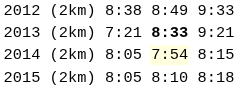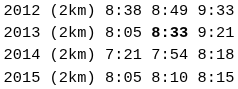(123, 33) 7:21 -> (123, 33) 8:05
(123, 55) 8:05 -> (123, 55) 7:21
(170, 55) lightyellow background -> (170, 55) no background
(216, 55) 8:15 -> (216, 55) 8:18
(216, 78) 8:18 -> (216, 78) 8:15
